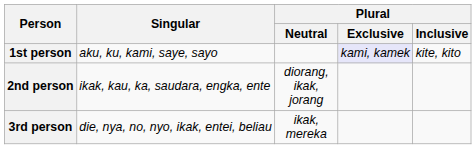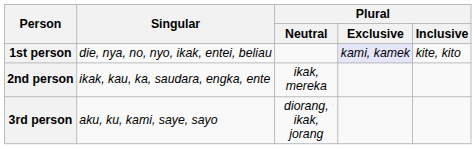(148, 53) aku, ku, kami, saye, sayo -> (176, 53) die, nya, no, nyo, ikak, entei, beliau
(306, 86) diorang, ikak, jorang -> (306, 79) ikak, mereka
(176, 127) die, nya, no, nyo, ikak, entei, beliau -> (148, 120) aku, ku, kami, saye, sayo
(306, 127) ikak, mereka -> (306, 120) diorang, ikak, jorang
